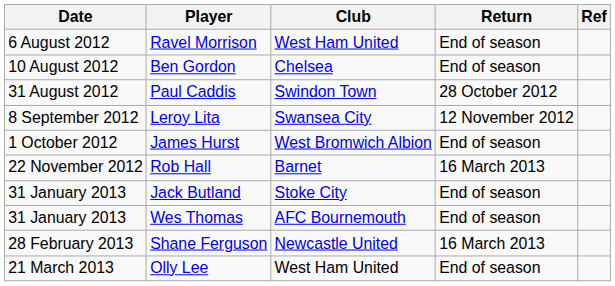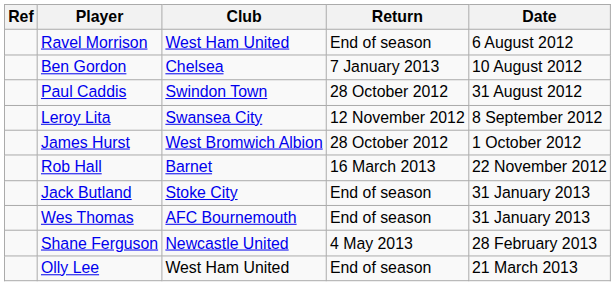columns swapped: (76, 17) <-> (594, 17)
(490, 67) End of season -> (385, 67) 7 January 2013
(490, 142) End of season -> (389, 142) 28 October 2012
(492, 243) 16 March 2013 -> (371, 243) 4 May 2013
